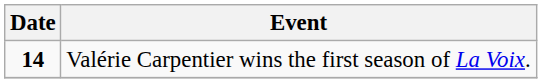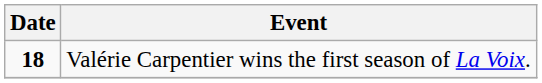(33, 58) 14 -> (33, 58) 18
